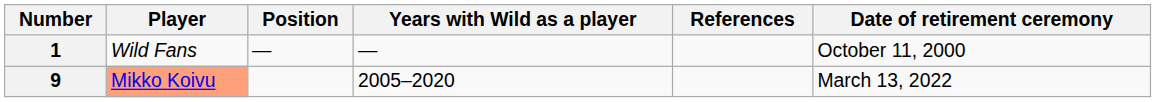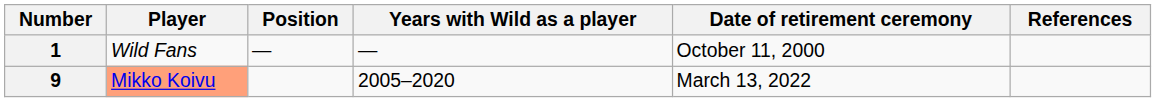columns swapped: (982, 19) <-> (742, 19)
